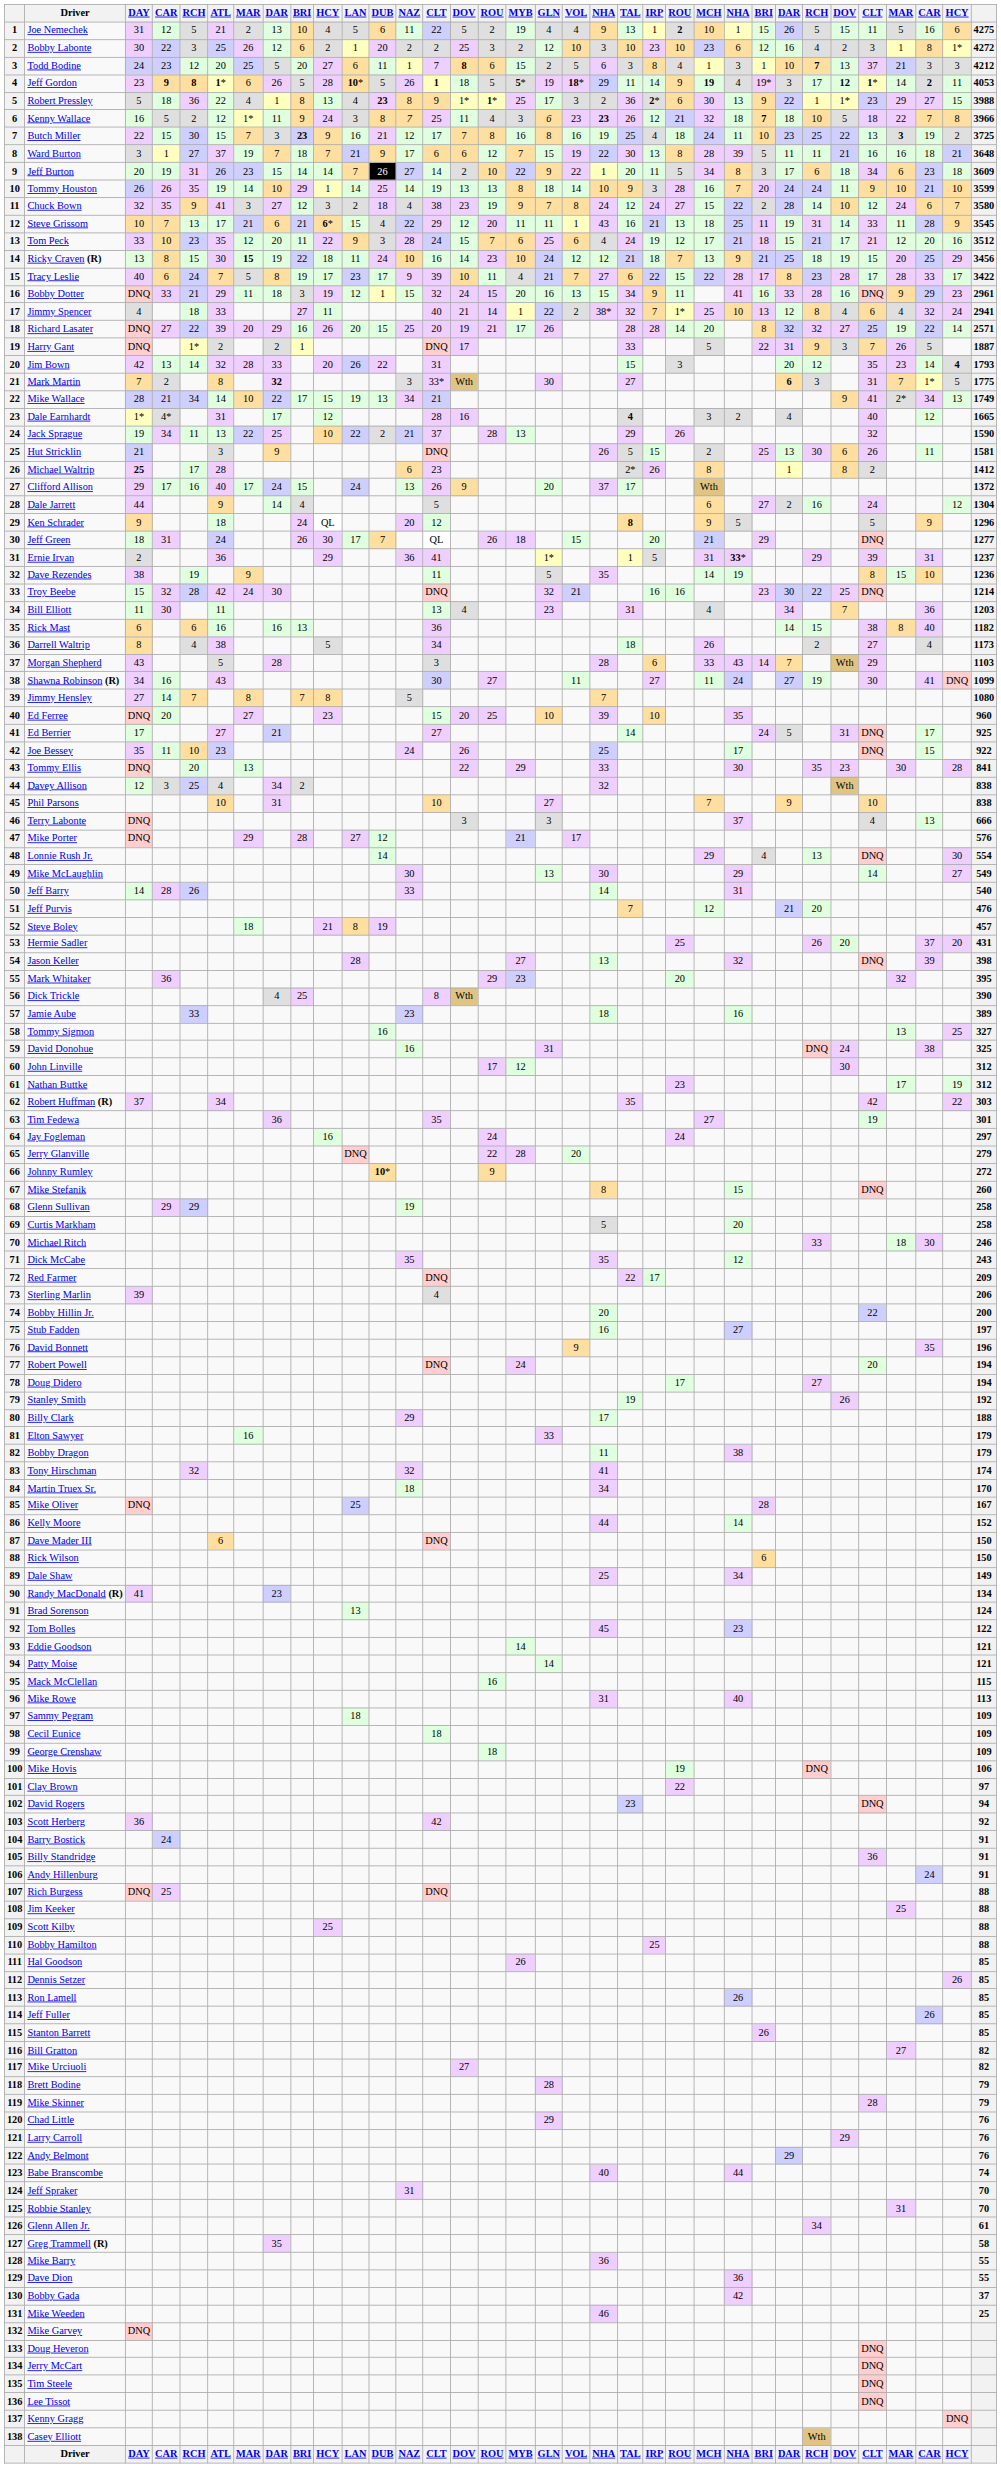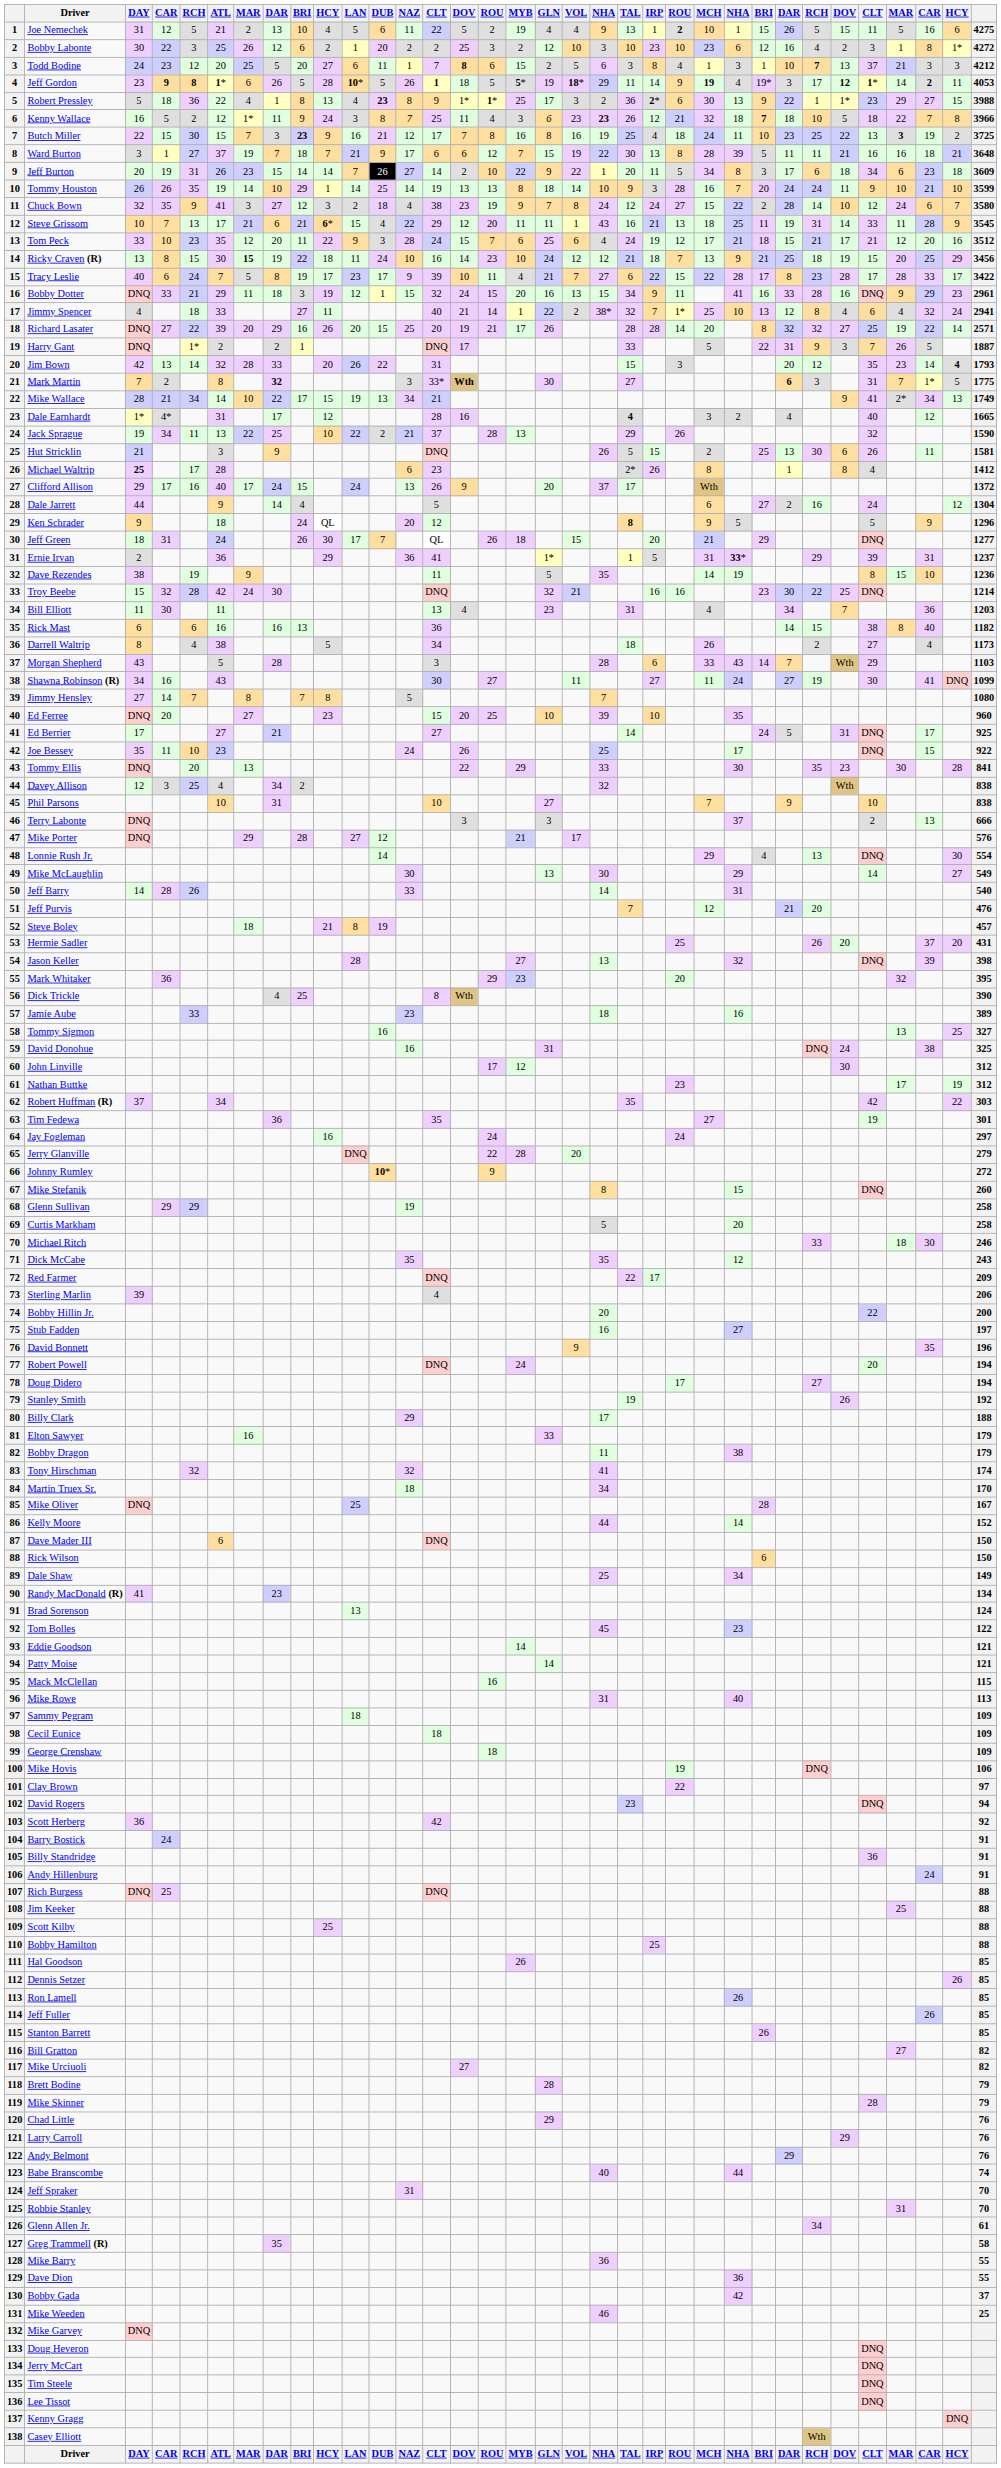(464, 382) normal -> (464, 382) bold
(872, 470) 2 -> (872, 470) 4
(872, 821) 4 -> (872, 821) 2
